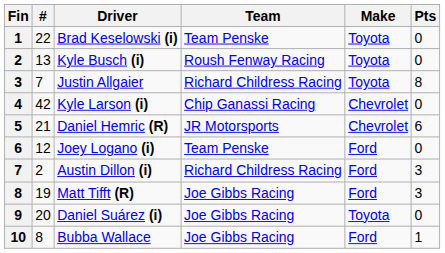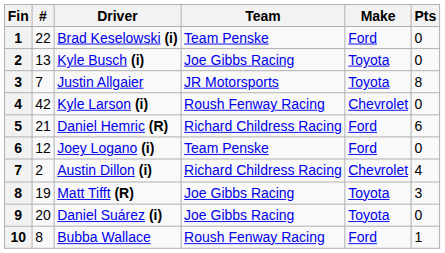(369, 38) Toyota -> (363, 38) Ford
(254, 60) Roush Fenway Racing -> (239, 60) Joe Gibbs Racing
(263, 82) Richard Childress Racing -> (231, 82) JR Motorsports
(250, 104) Chip Ganassi Racing -> (254, 104) Roush Fenway Racing
(231, 126) JR Motorsports -> (263, 126) Richard Childress Racing
(378, 126) Chevrolet -> (363, 126) Ford
(363, 171) Ford -> (378, 171) Chevrolet
(418, 171) 3 -> (418, 171) 4
(363, 193) Ford -> (369, 193) Toyota
(239, 237) Joe Gibbs Racing -> (254, 237) Roush Fenway Racing
